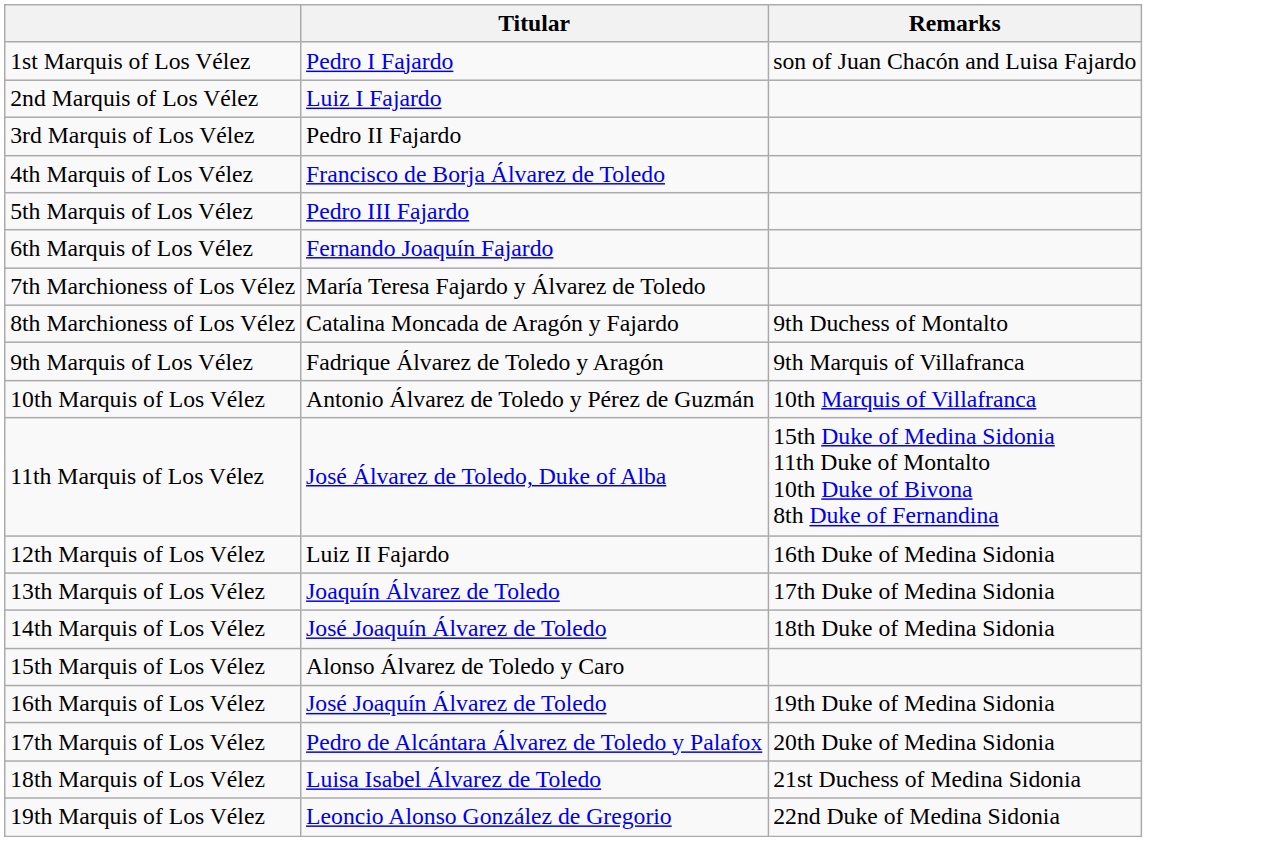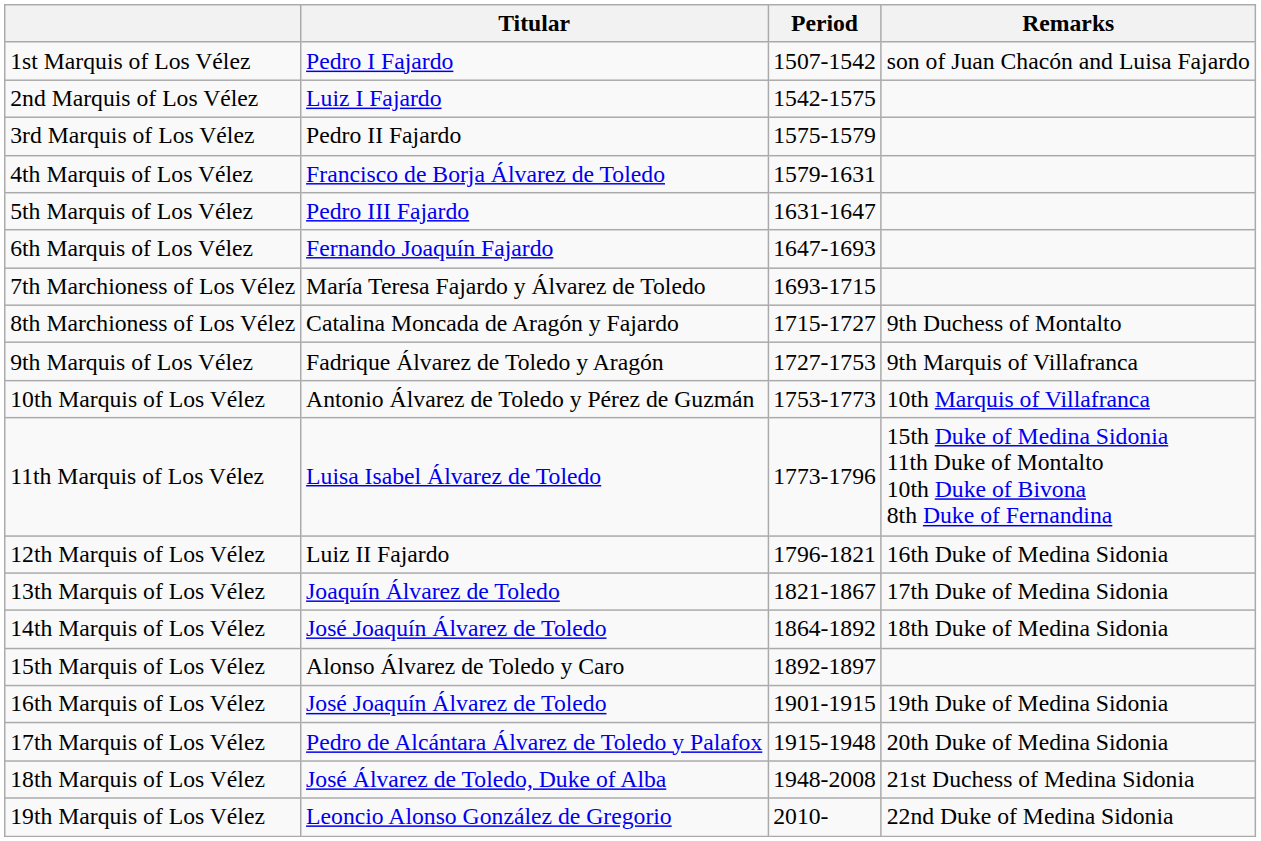+ column: (825, 23)
(486, 476) José Álvarez de Toledo, Duke of Alba -> (454, 476) Luisa Isabel Álvarez de Toledo
(454, 779) Luisa Isabel Álvarez de Toledo -> (486, 779) José Álvarez de Toledo, Duke of Alba
